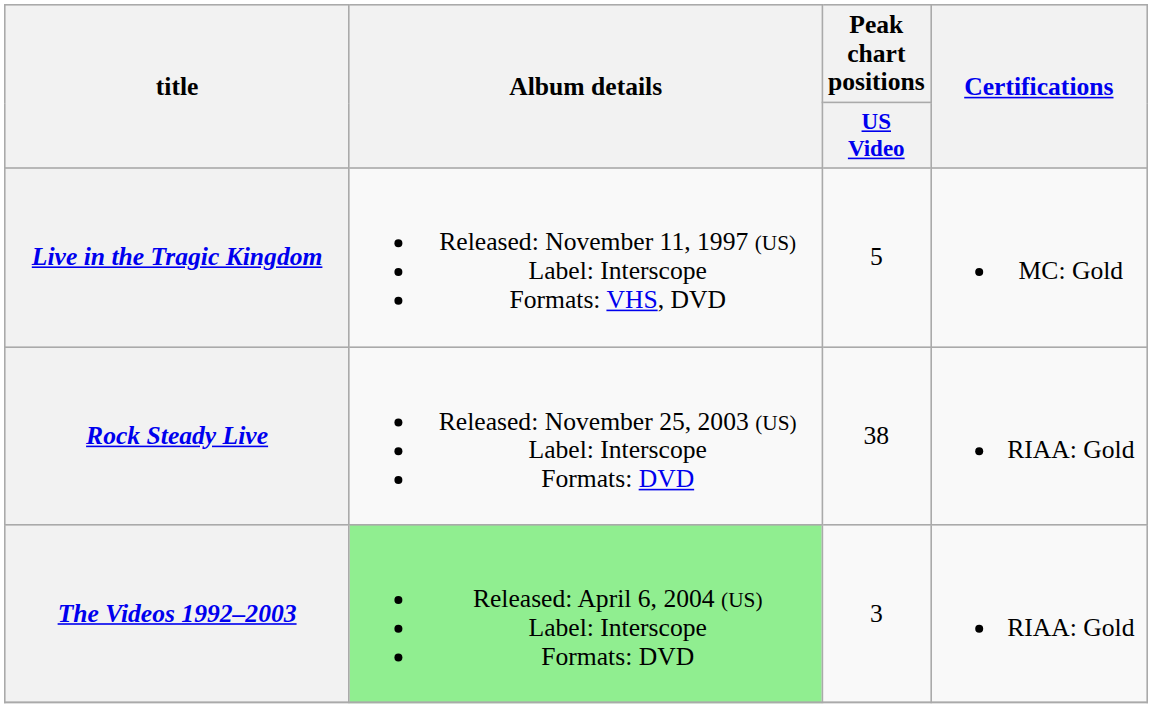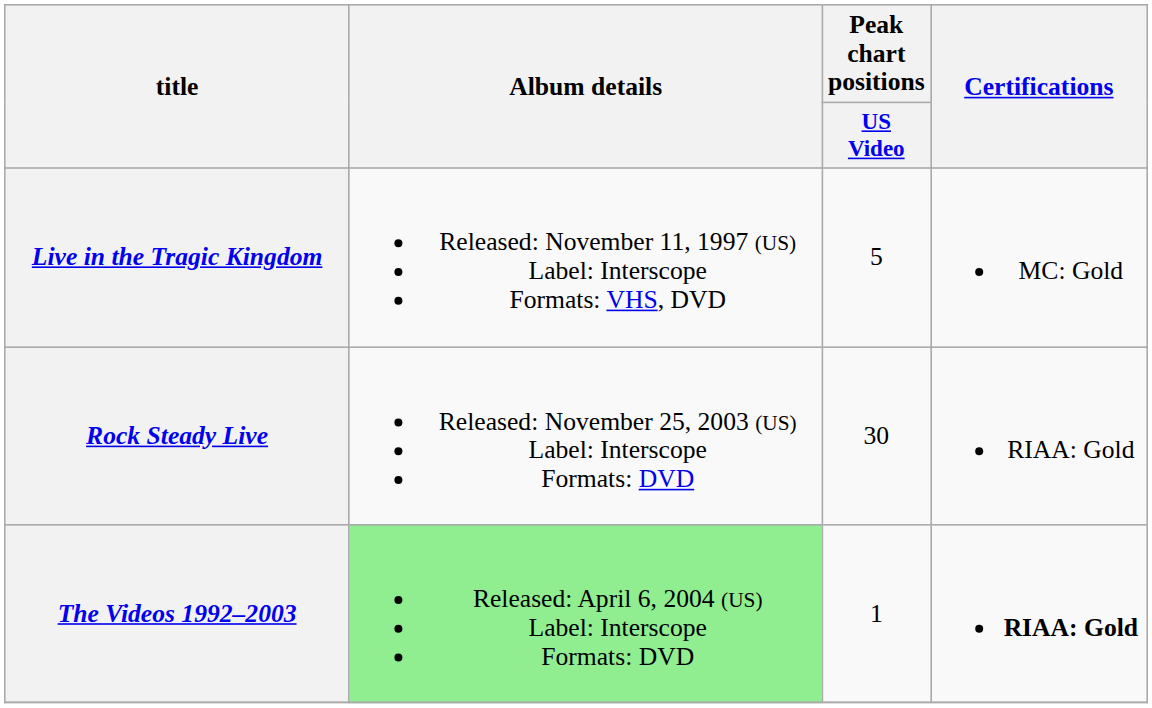(876, 435) 38 -> (876, 435) 30
(876, 613) 3 -> (876, 613) 1
(1039, 628) normal -> (1039, 628) bold
